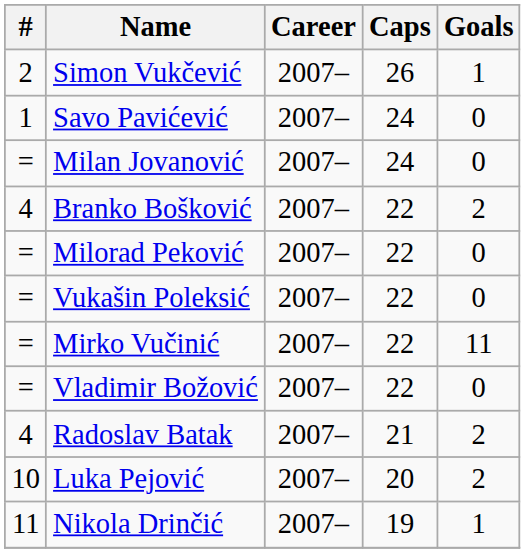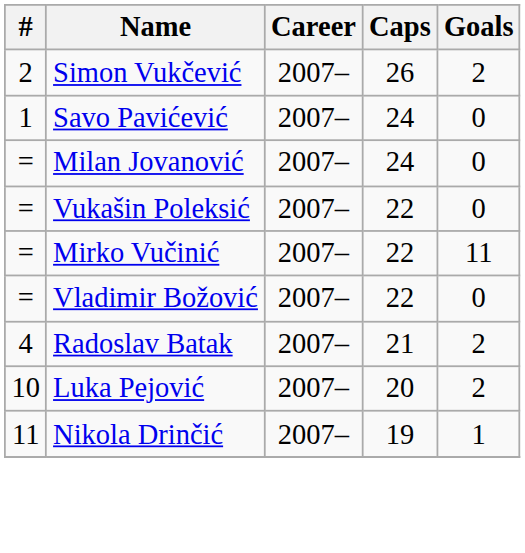(479, 72) 1 -> (479, 72) 2
- row: (152, 207)
- row: (148, 252)
